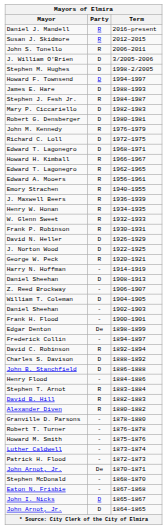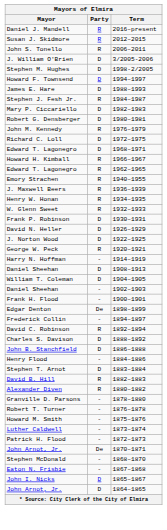- row: (36, 179)
(99, 229) R -> (99, 219) D
- row: (36, 289)
(99, 389) R -> (99, 369) D
